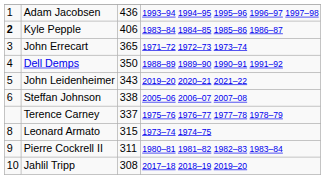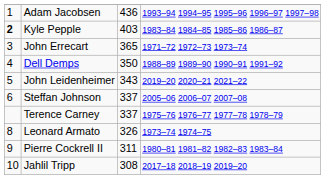(129, 30) 406 -> (129, 30) 403
(129, 98) 338 -> (129, 98) 337
(129, 132) 315 -> (129, 132) 326
